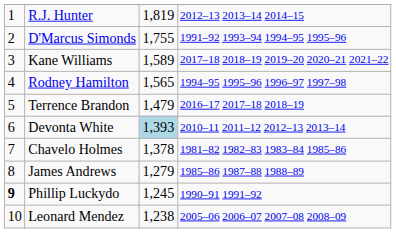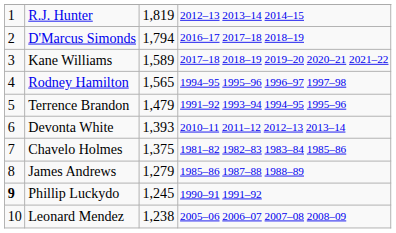(158, 37) 1,755 -> (158, 37) 1,794
(263, 37) 1991–92 1993–94 1994–95 1995–96 -> (242, 37) 2016–17 2017–18 2018–19
(242, 104) 2016–17 2017–18 2018–19 -> (263, 104) 1991–92 1993–94 1994–95 1995–96
(158, 127) lightblue background -> (158, 127) no background
(158, 149) 1,378 -> (158, 149) 1,375
